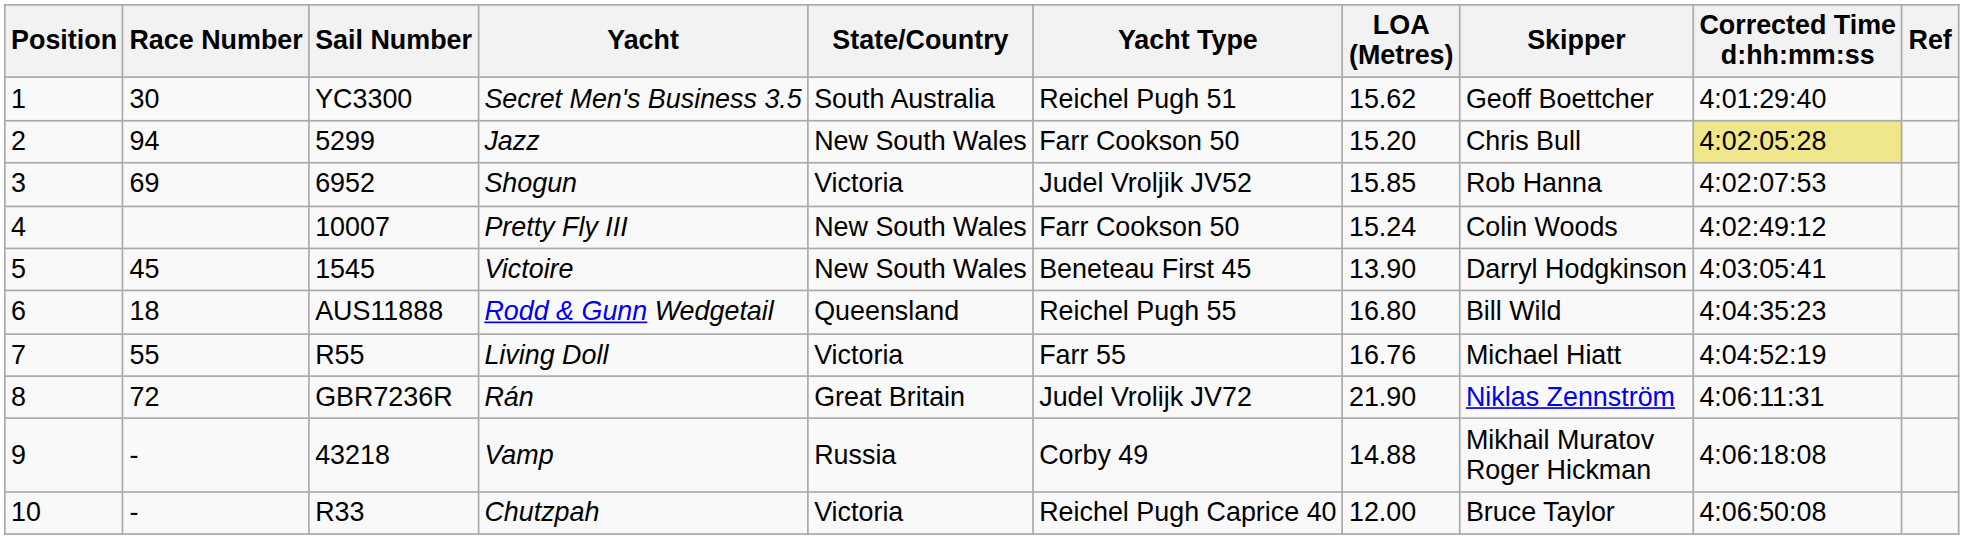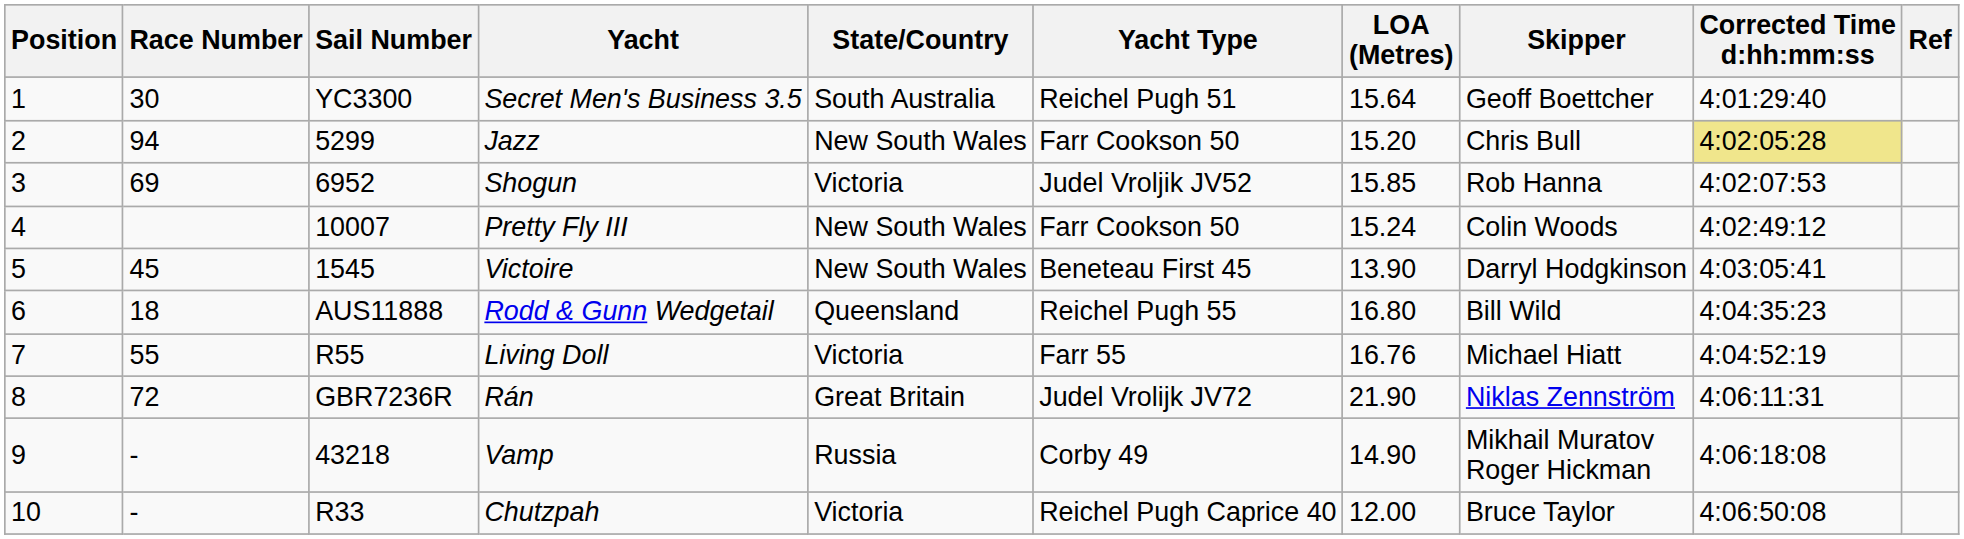(1383, 98) 15.62 -> (1383, 98) 15.64
(1383, 454) 14.88 -> (1383, 454) 14.90
